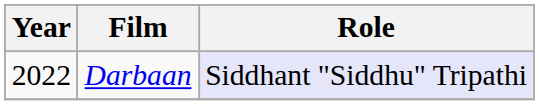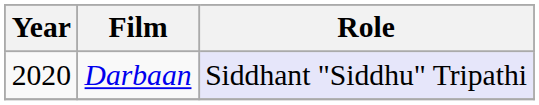(41, 74) 2022 -> (41, 74) 2020
